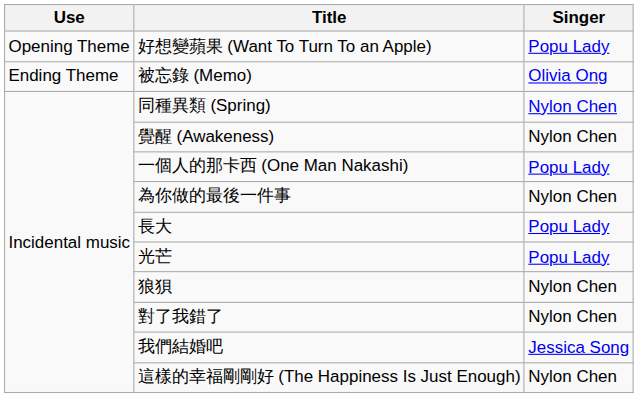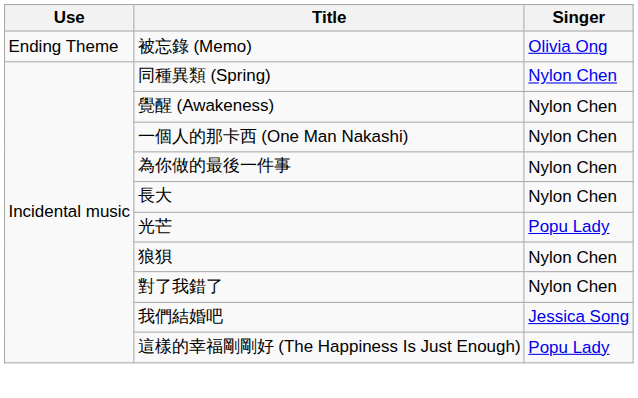- row: (285, 45)
(569, 166) Popu Lady -> (573, 136) Nylon Chen
(569, 226) Popu Lady -> (573, 196) Nylon Chen
(573, 377) Nylon Chen -> (569, 347) Popu Lady
